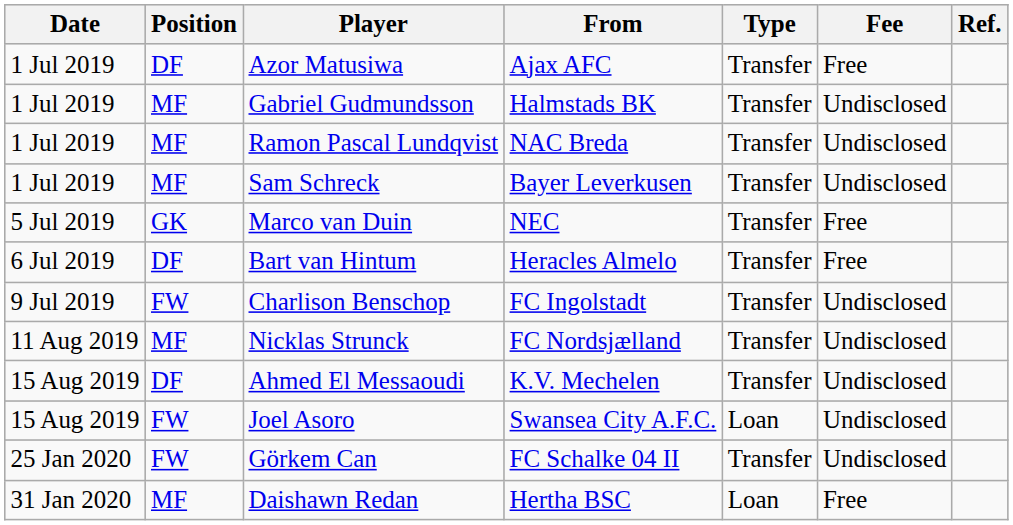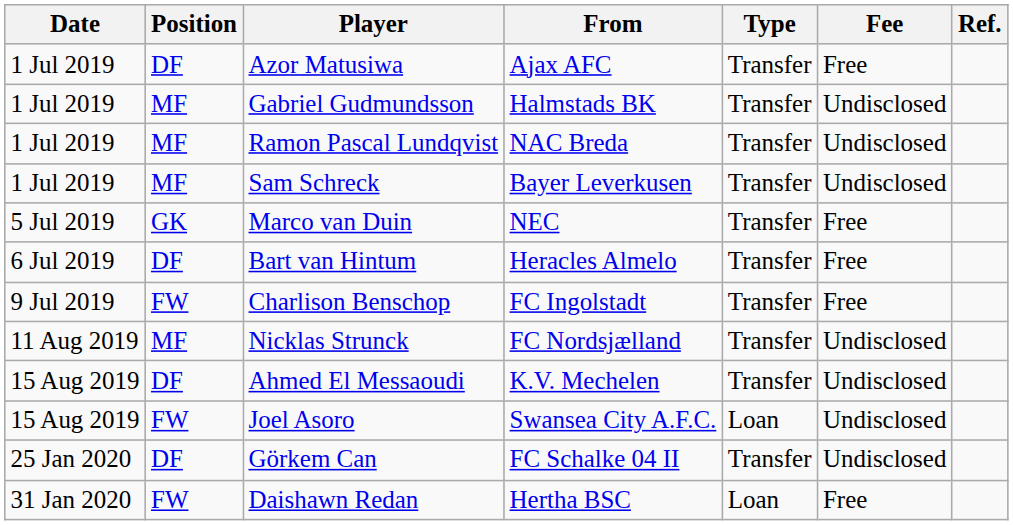(885, 301) Undisclosed -> (845, 301) Free
(170, 459) FW -> (167, 459) DF
(169, 499) MF -> (170, 499) FW
